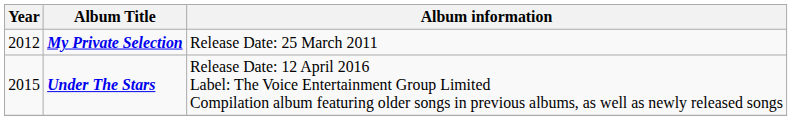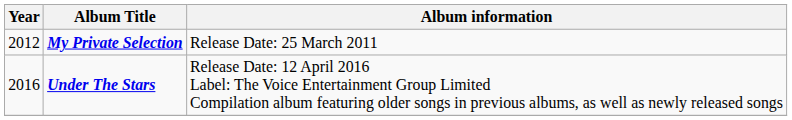(24, 85) 2015 -> (24, 85) 2016
